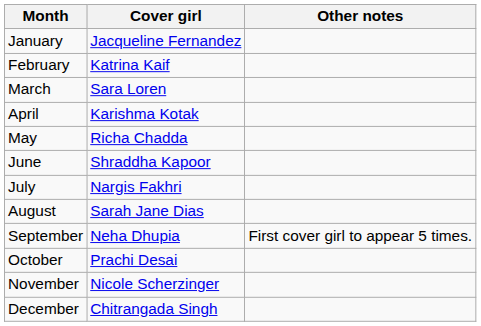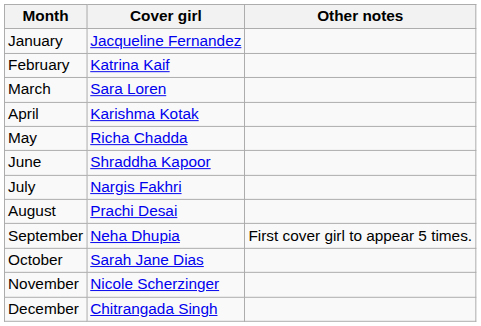(147, 211) Sarah Jane Dias -> (134, 211) Prachi Desai
(134, 260) Prachi Desai -> (147, 260) Sarah Jane Dias
